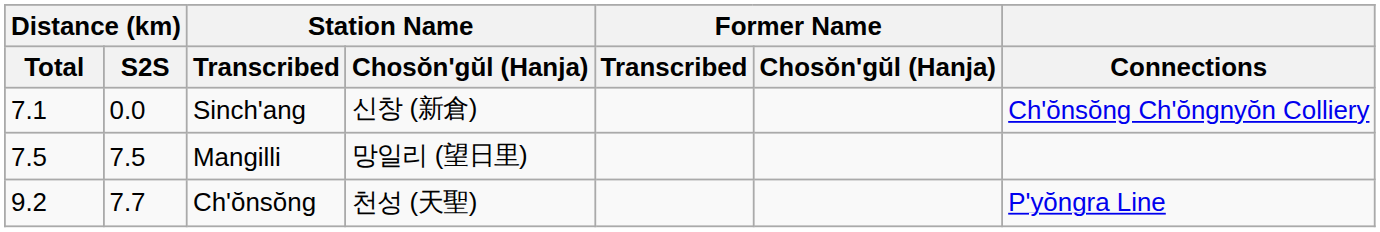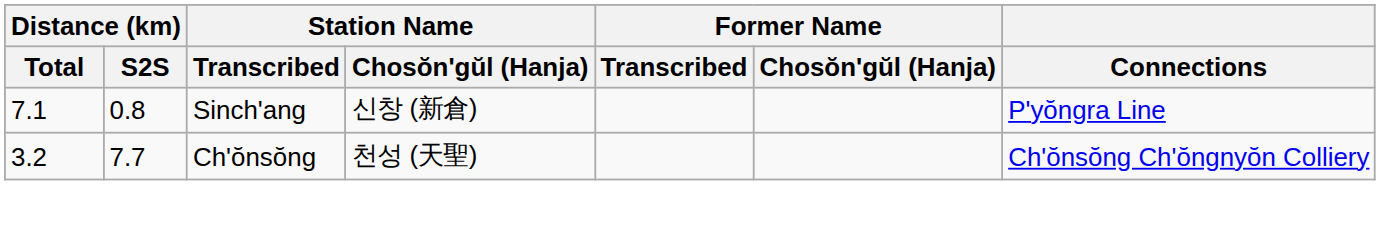(128, 110) 0.0 -> (128, 110) 0.8
(1189, 110) Ch'ŏnsŏng Ch'ŏngnyŏn Colliery -> (1087, 110) P'yŏngra Line
- row: (237, 157)
(29, 203) 9.2 -> (29, 157) 3.2
(1087, 203) P'yŏngra Line -> (1189, 157) Ch'ŏnsŏng Ch'ŏngnyŏn Colliery
